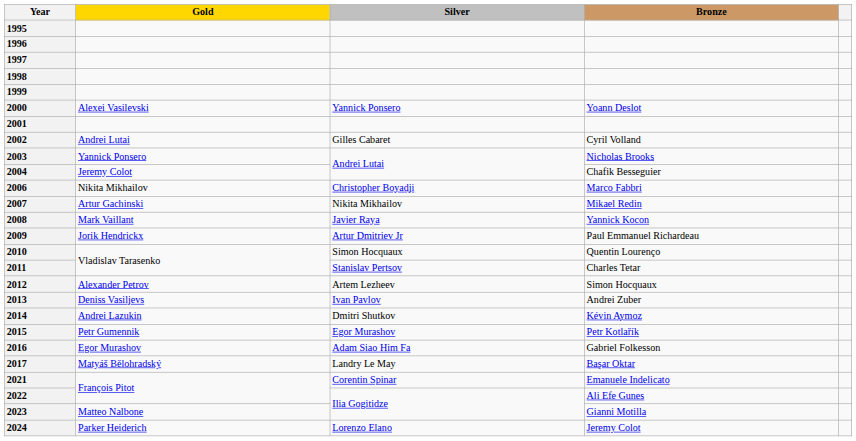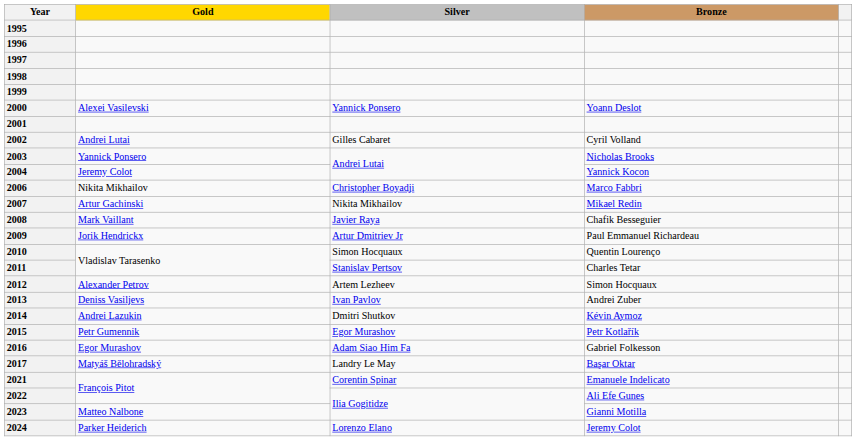(624, 172) Chafik Besseguier -> (618, 172) Yannick Kocon
(618, 220) Yannick Kocon -> (624, 220) Chafik Besseguier
